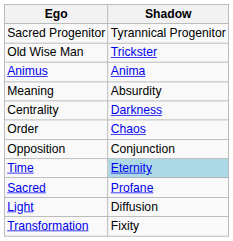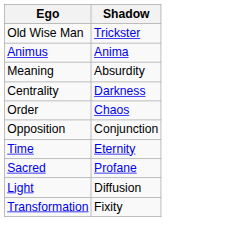- row: (56, 33)
(131, 168) lightblue background -> (115, 149) no background
